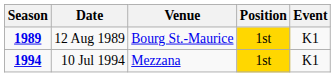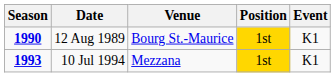(28, 38) 1989 -> (28, 38) 1990
(28, 61) 1994 -> (28, 61) 1993
